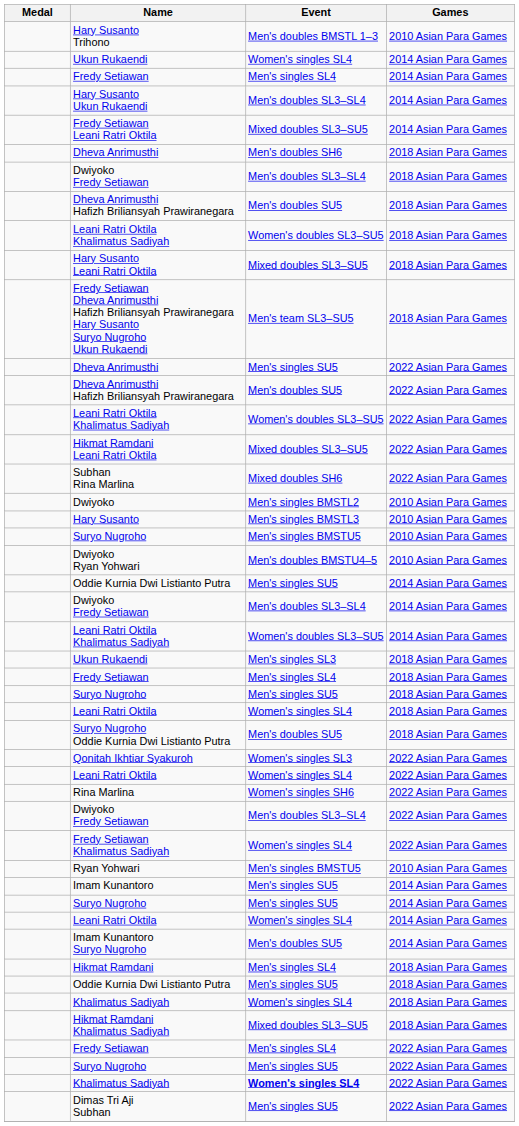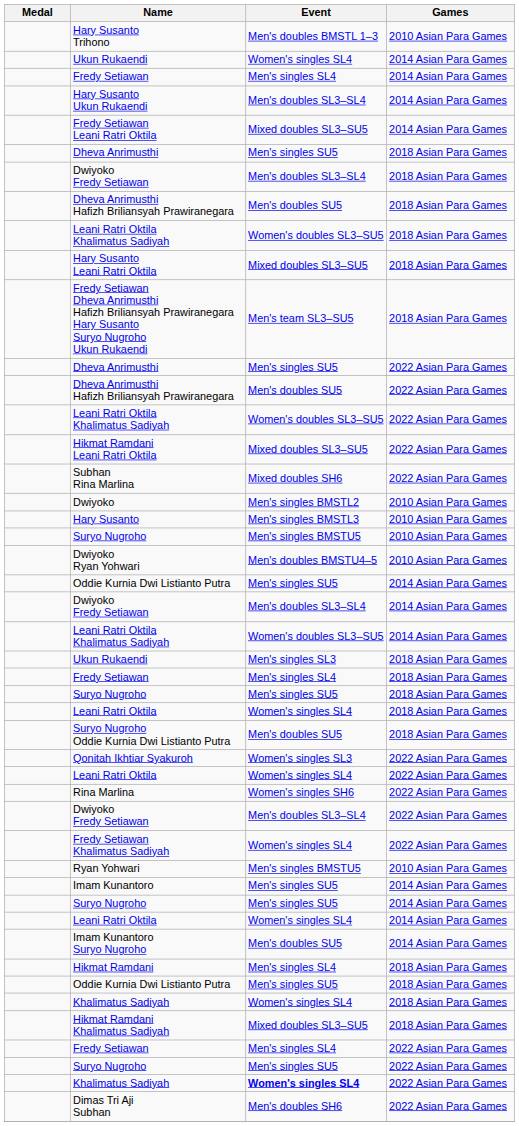(295, 153) Men's doubles SH6 -> (293, 153) Men's singles SU5
(293, 1106) Men's singles SU5 -> (295, 1106) Men's doubles SH6
